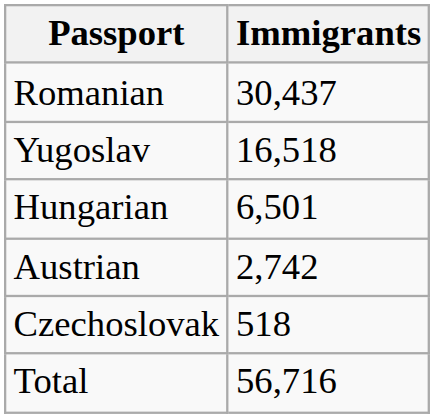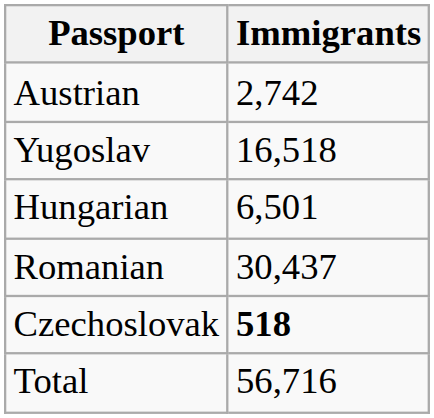rows swapped: (89, 91) <-> (77, 265)
(263, 324) normal -> (263, 324) bold
